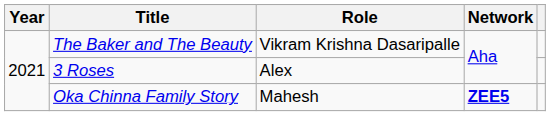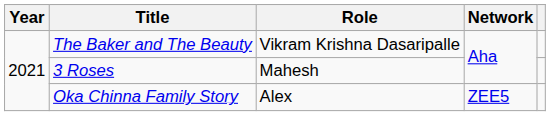(276, 70) Alex -> (289, 70) Mahesh
(289, 96) Mahesh -> (276, 96) Alex
(488, 96) bold -> (488, 96) normal
